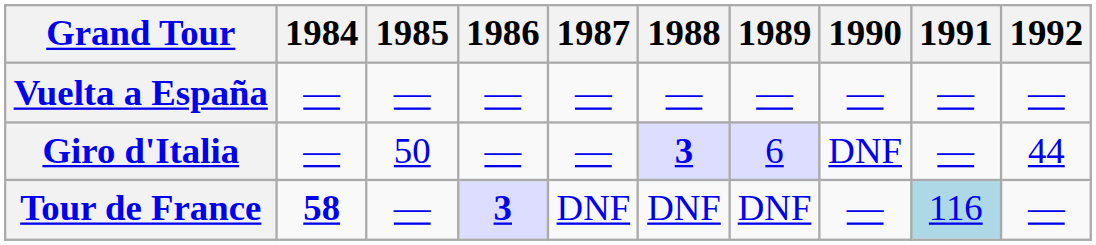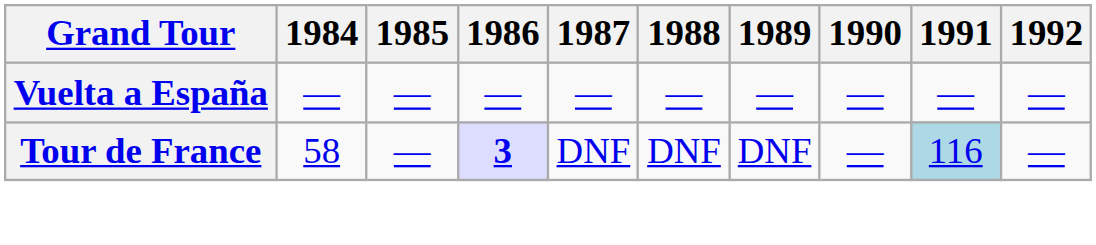- row: (141, 150)
(322, 208) bold -> (322, 150) normal
